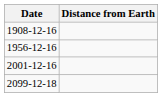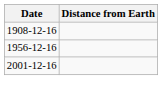- row: (32, 83)
